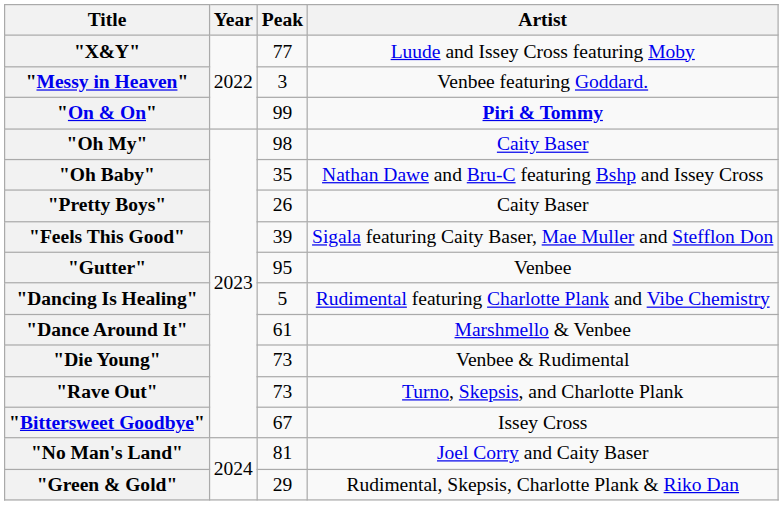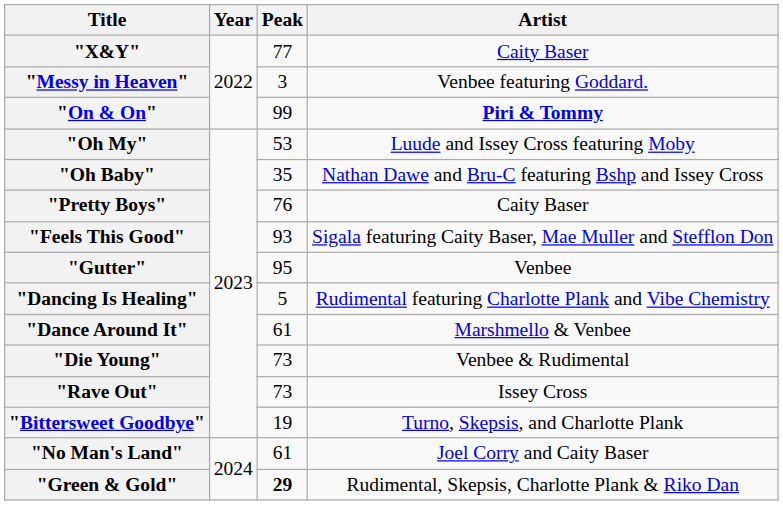(543, 50) Luude and Issey Cross featuring Moby -> (543, 50) Caity Baser
(282, 143) 98 -> (282, 143) 53
(543, 143) Caity Baser -> (543, 143) Luude and Issey Cross featuring Moby
(282, 205) 26 -> (282, 205) 76
(282, 236) 39 -> (282, 236) 93
(543, 391) Turno, Skepsis, and Charlotte Plank -> (543, 391) Issey Cross
(282, 422) 67 -> (282, 422) 19
(543, 422) Issey Cross -> (543, 422) Turno, Skepsis, and Charlotte Plank
(282, 453) 81 -> (282, 453) 61
(282, 484) normal -> (282, 484) bold
